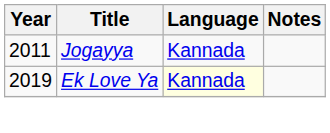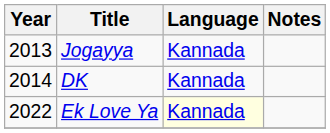(30, 50) 2011 -> (31, 50) 2013
+ row: (75, 81)
(31, 81) 2019 -> (31, 111) 2022
